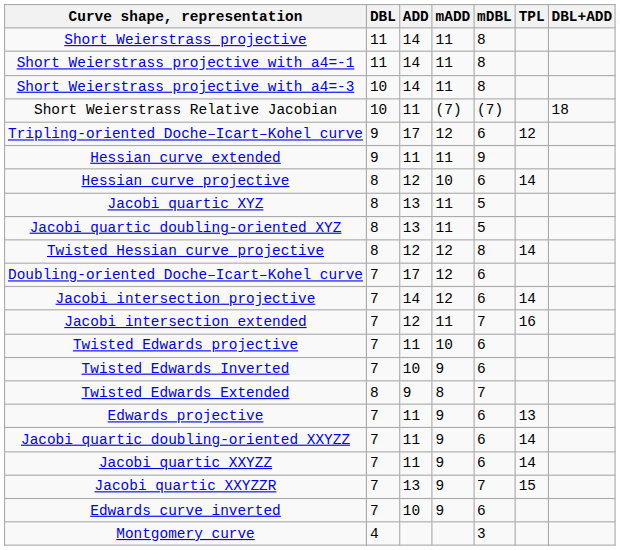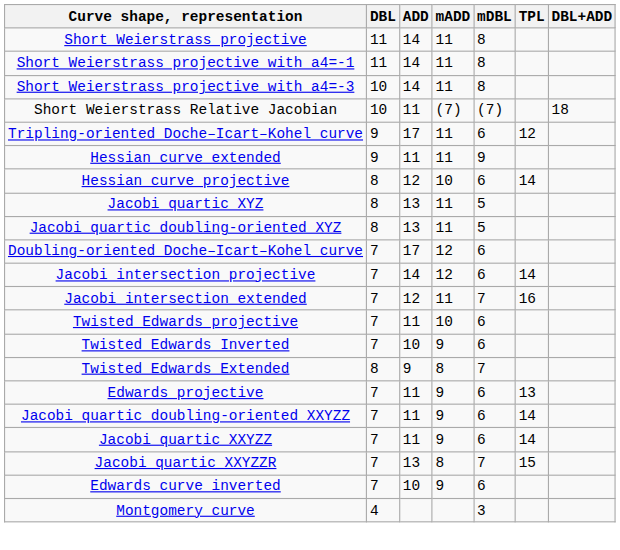(444, 134) 12 -> (444, 134) 11
- row: (186, 251)
(440, 487) 9 -> (440, 463) 8
